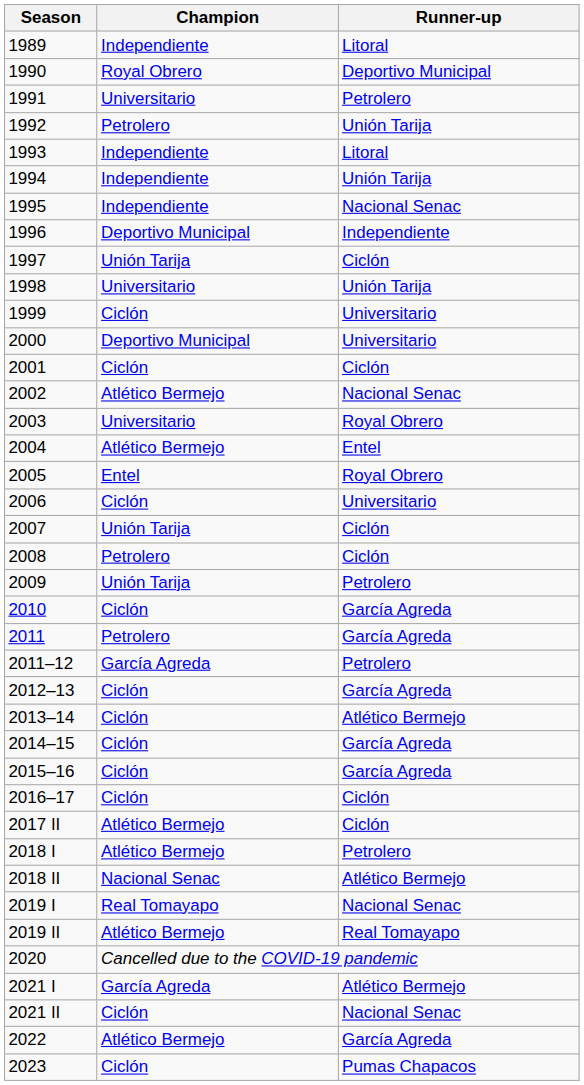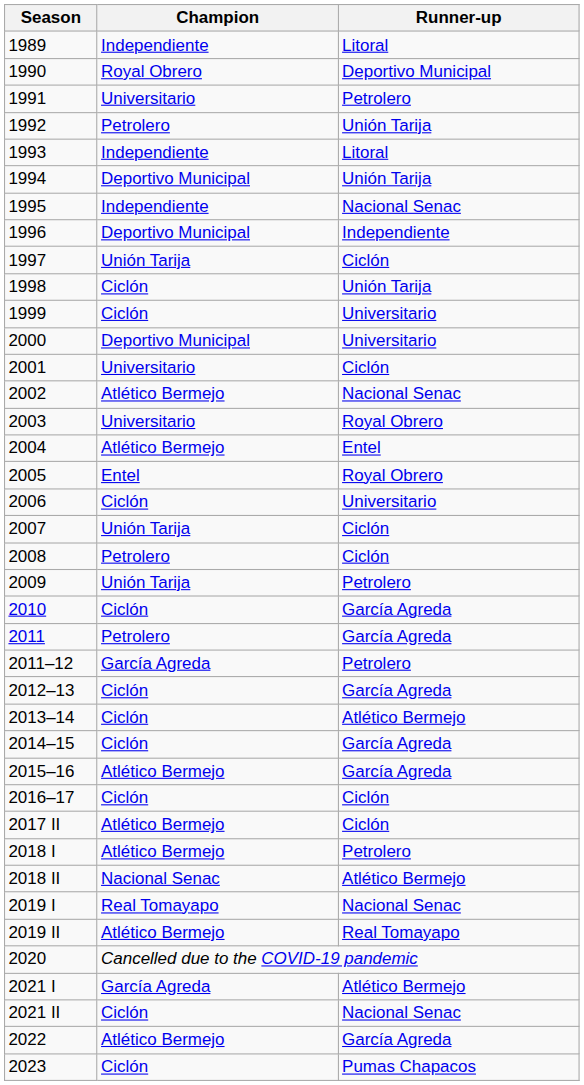(155, 179) Independiente -> (176, 179) Deportivo Municipal
(148, 286) Universitario -> (125, 286) Ciclón
(125, 367) Ciclón -> (148, 367) Universitario
(125, 771) Ciclón -> (163, 771) Atlético Bermejo
